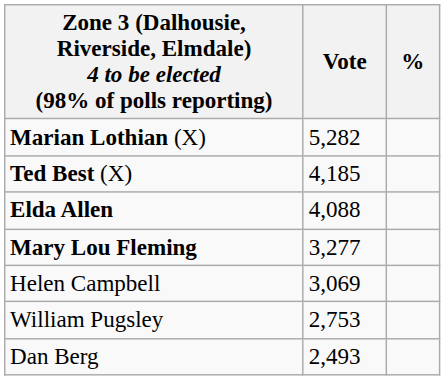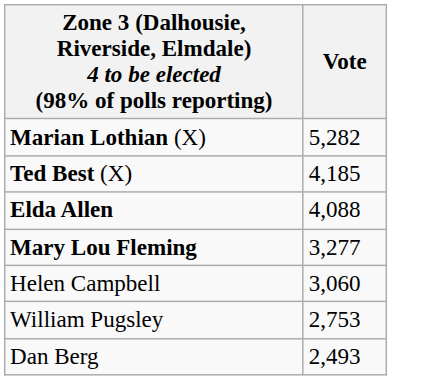- column: (413, 61)
(335, 283) 3,069 -> (335, 283) 3,060
